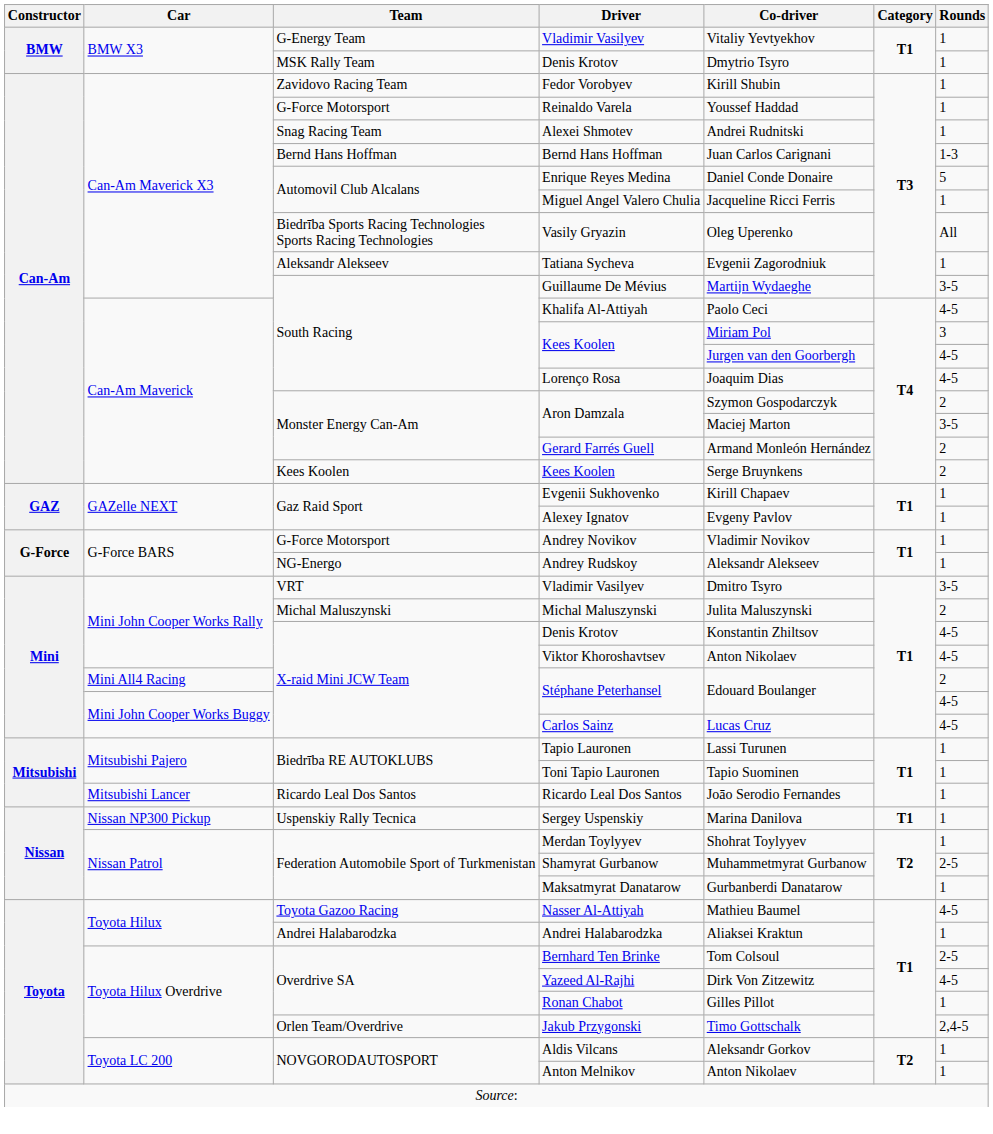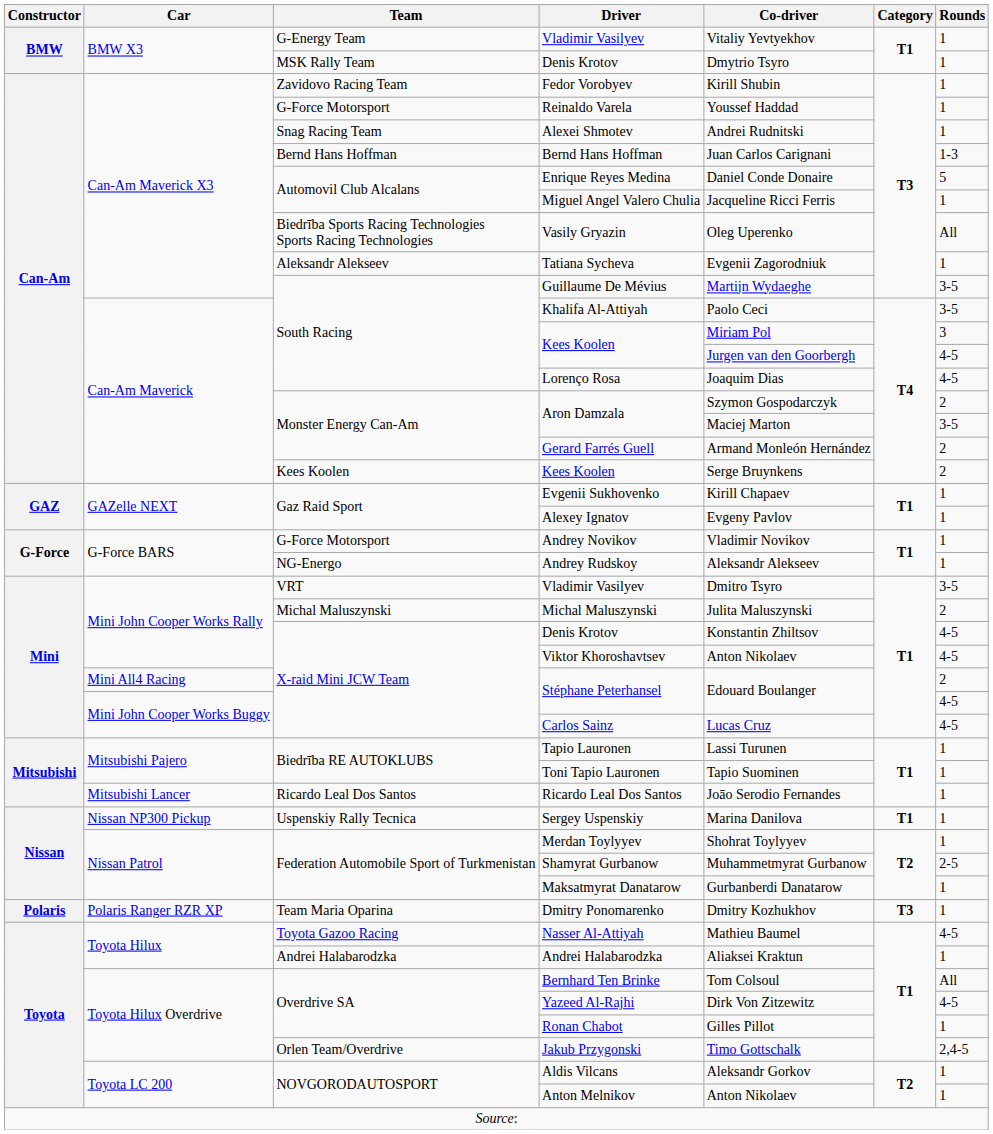(949, 309) 4-5 -> (949, 309) 3-5
+ row: (335, 910)
(949, 956) 2-5 -> (948, 979) All
